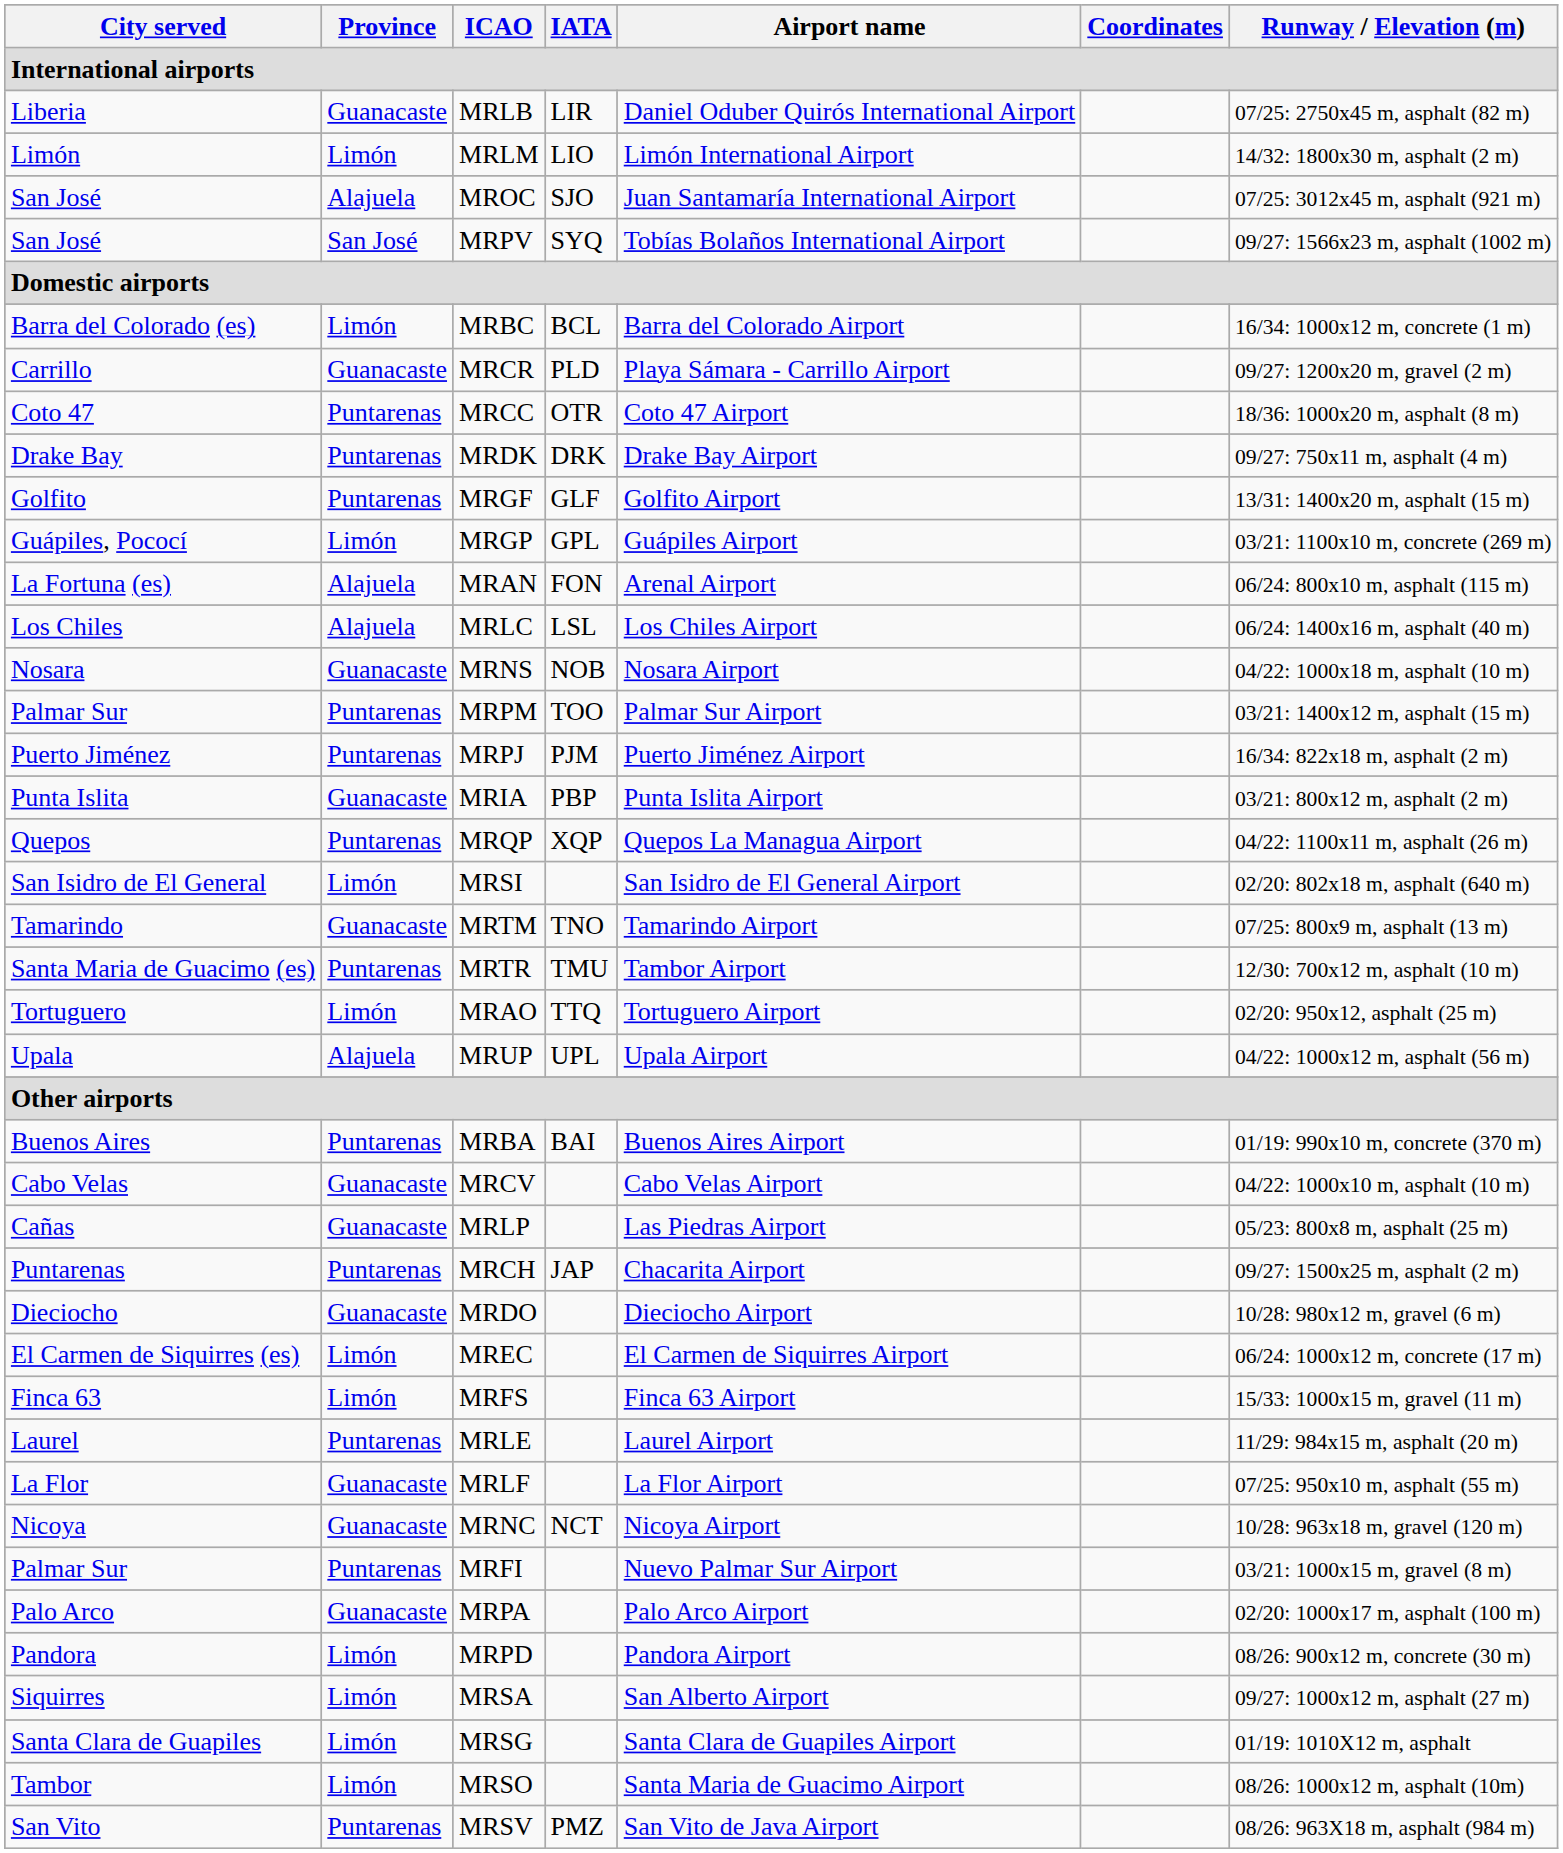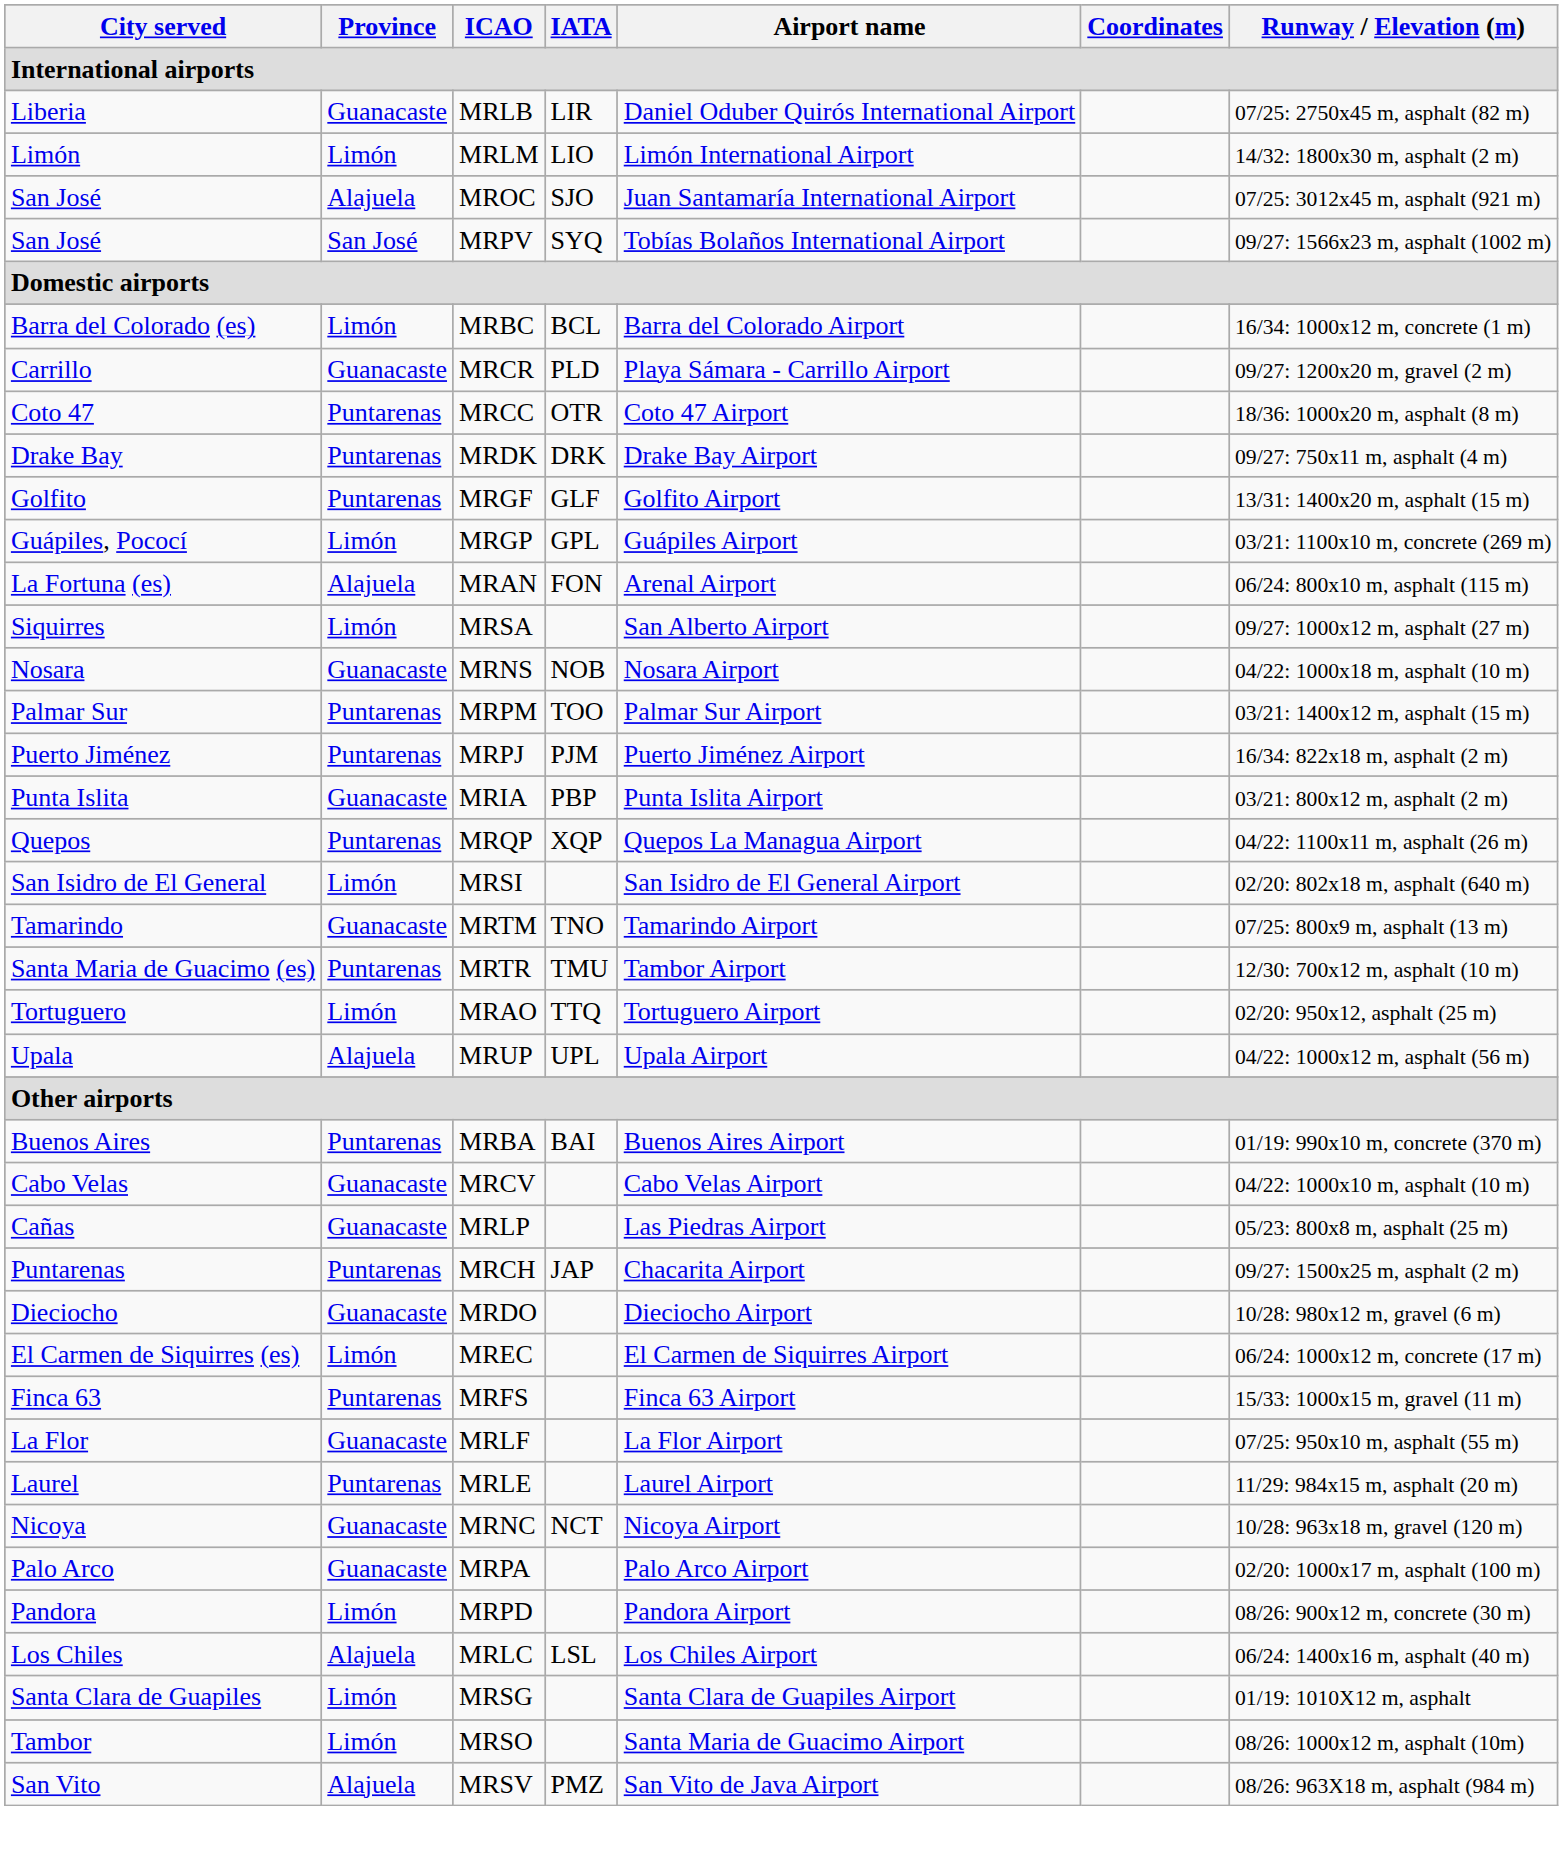rows swapped: (496, 626) <-> (496, 1697)
(362, 1397) Limón -> (384, 1397) Puntarenas
rows swapped: (494, 1483) <-> (495, 1440)
- row: (491, 1568)
(384, 1826) Puntarenas -> (371, 1783) Alajuela
